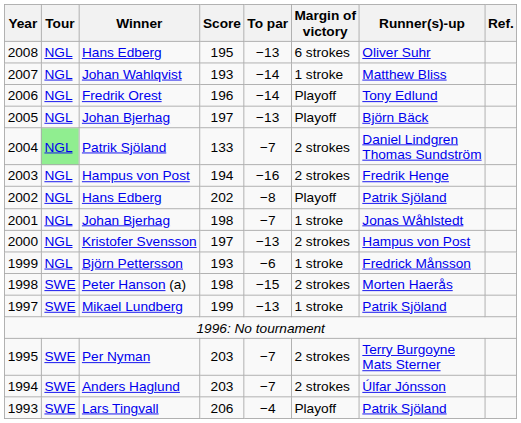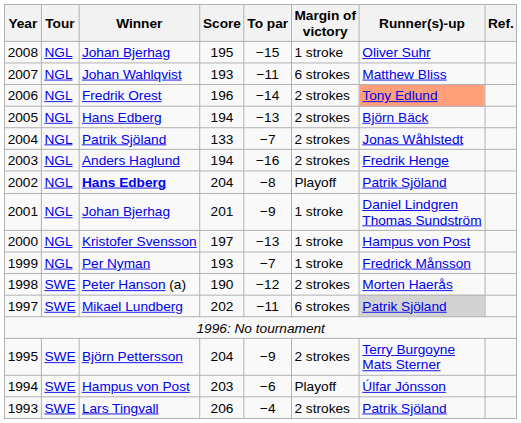(122, 52) Hans Edberg -> (126, 52) Johan Bjerhag
(268, 52) −13 -> (268, 52) −15
(322, 52) 6 strokes -> (319, 52) 1 stroke
(268, 74) −14 -> (268, 74) −11
(319, 74) 1 stroke -> (322, 74) 6 strokes
(315, 96) Playoff -> (322, 96) 2 strokes
(400, 96) no background -> (400, 96) lightsalmon background
(126, 117) Johan Bjerhag -> (122, 117) Hans Edberg
(222, 117) 197 -> (222, 117) 194
(315, 117) Playoff -> (322, 117) 2 strokes
(58, 147) lightgreen background -> (58, 139) no background
(422, 147) Daniel Lindgren Thomas Sundström -> (413, 139) Jonas Wåhlstedt
(136, 176) Hampus von Post -> (131, 161) Anders Haglund
(122, 198) normal -> (124, 182) bold
(222, 198) 202 -> (222, 182) 204
(222, 219) 198 -> (222, 212) 201
(268, 219) −7 -> (268, 212) −9
(413, 219) Jonas Wåhlstedt -> (422, 212) Daniel Lindgren Thomas Sundström
(322, 241) 2 strokes -> (319, 241) 1 stroke
(132, 263) Björn Pettersson -> (116, 263) Per Nyman
(268, 263) −6 -> (268, 263) −7
(222, 284) 198 -> (222, 284) 190
(268, 284) −15 -> (268, 284) −12
(222, 306) 199 -> (222, 306) 202
(268, 306) −13 -> (268, 306) −11
(319, 306) 1 stroke -> (322, 306) 6 strokes
(404, 306) no background -> (404, 306) lightgrey background
(116, 357) Per Nyman -> (132, 357) Björn Pettersson
(222, 357) 203 -> (222, 357) 204
(268, 357) −7 -> (268, 357) −9
(131, 386) Anders Haglund -> (136, 386) Hampus von Post
(268, 386) −7 -> (268, 386) −6
(322, 386) 2 strokes -> (315, 386) Playoff
(315, 408) Playoff -> (322, 408) 2 strokes
